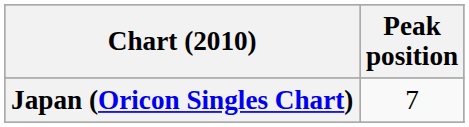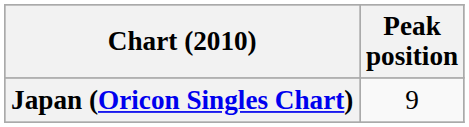(412, 99) 7 -> (412, 99) 9
